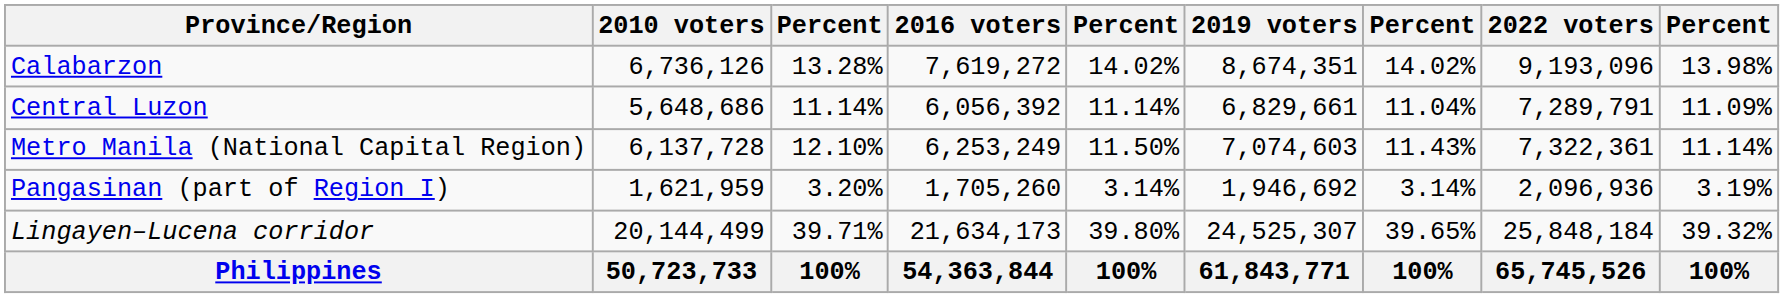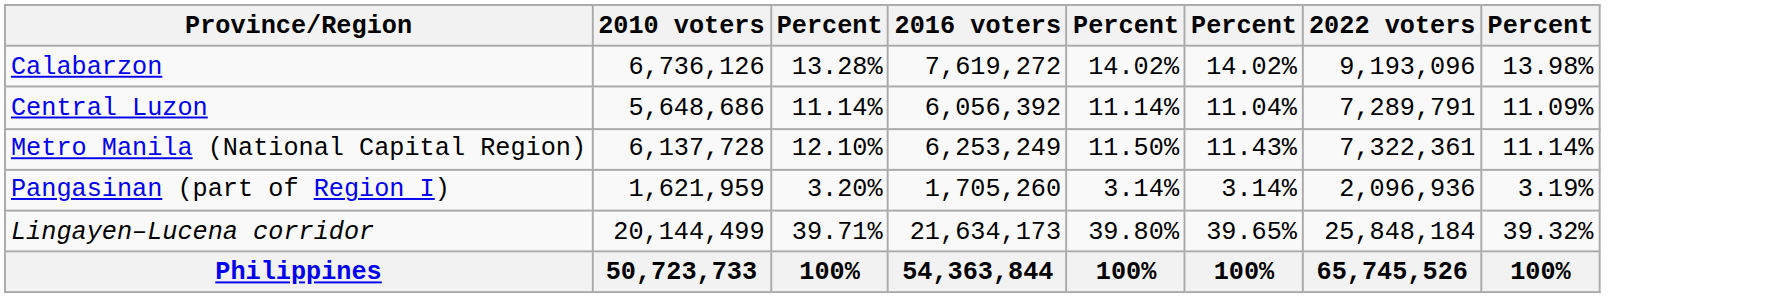- column: (1274, 26)
